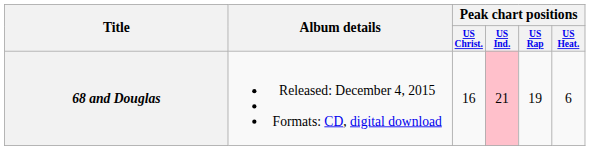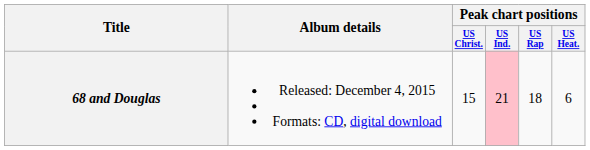(469, 98) 16 -> (469, 98) 15
(535, 98) 19 -> (535, 98) 18
